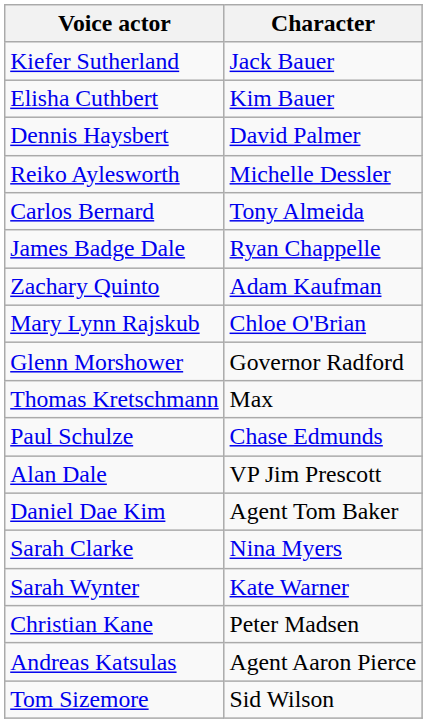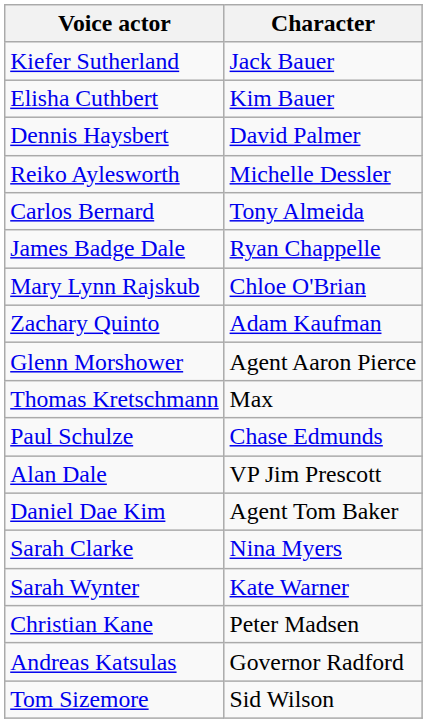rows swapped: (105, 323) <-> (85, 286)
(317, 361) Governor Radford -> (323, 361) Agent Aaron Pierce
(323, 661) Agent Aaron Pierce -> (317, 661) Governor Radford
